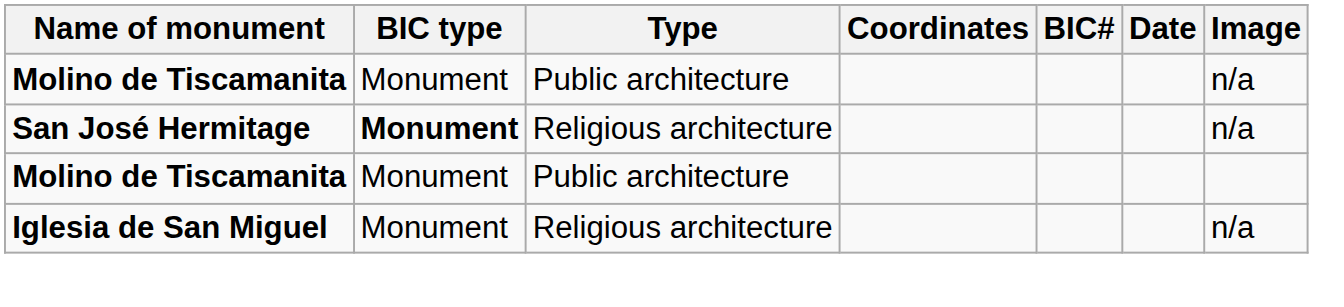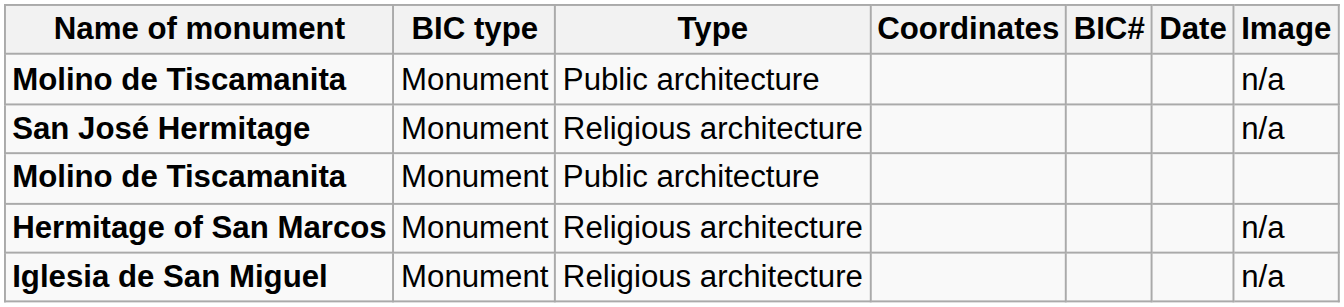(439, 128) bold -> (475, 128) normal
+ row: (199, 227)
